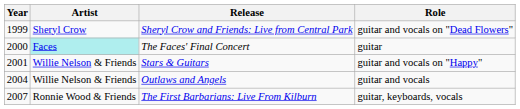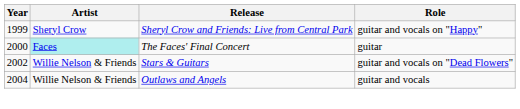(435, 29) guitar and vocals on "Dead Flowers" -> (420, 29) guitar and vocals on "Happy"
(17, 63) 2001 -> (17, 63) 2002
(420, 63) guitar and vocals on "Happy" -> (435, 63) guitar and vocals on "Dead Flowers"
- row: (229, 96)
